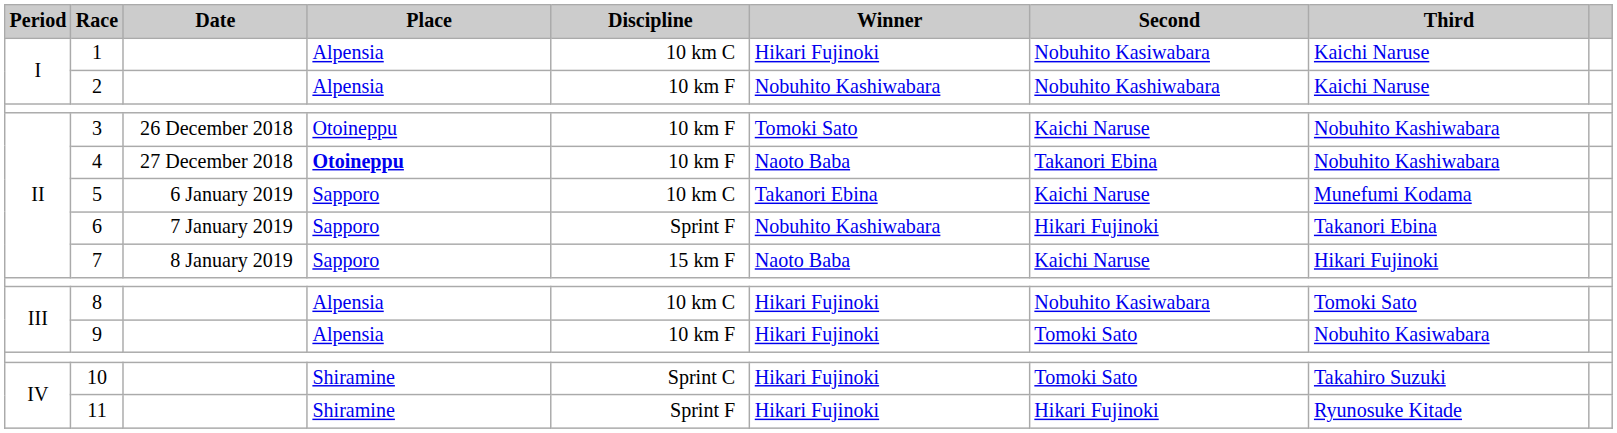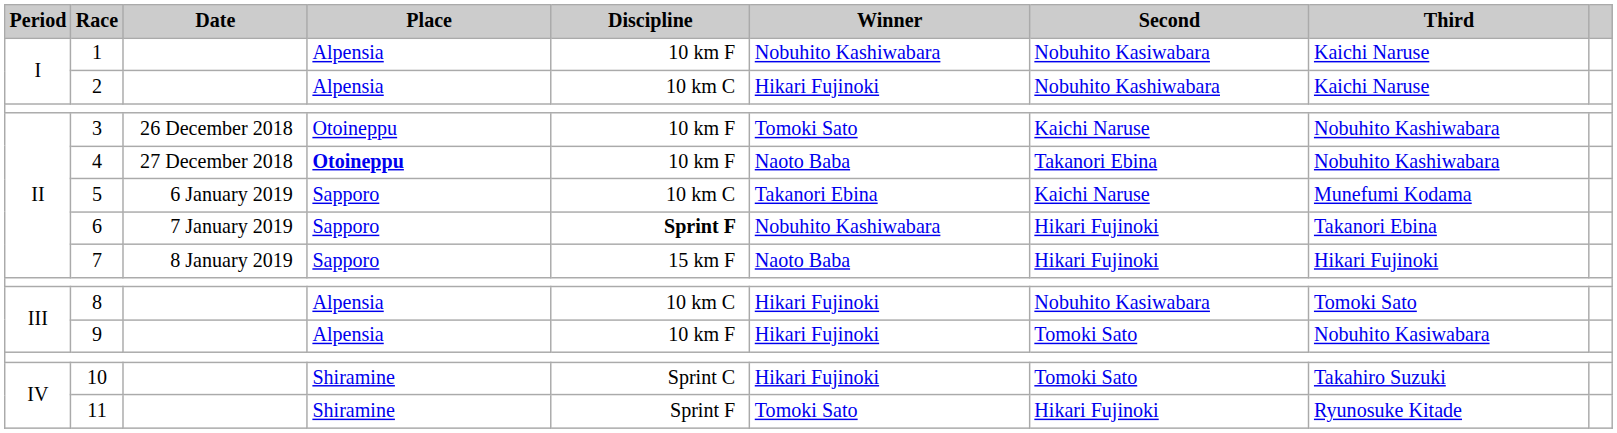(706, 53) 10 km C -> (707, 53) 10 km F
(817, 53) Hikari Fujinoki -> (848, 53) Nobuhito Kashiwabara
(707, 86) 10 km F -> (706, 86) 10 km C
(848, 86) Nobuhito Kashiwabara -> (817, 86) Hikari Fujinoki
(708, 227) normal -> (705, 227) bold
(1092, 260) Kaichi Naruse -> (1097, 260) Hikari Fujinoki
(817, 410) Hikari Fujinoki -> (806, 410) Tomoki Sato
